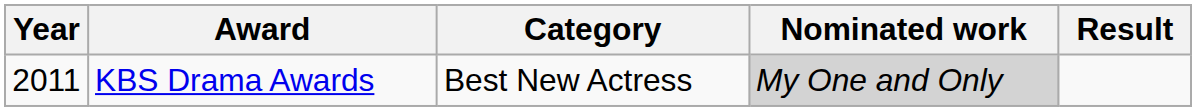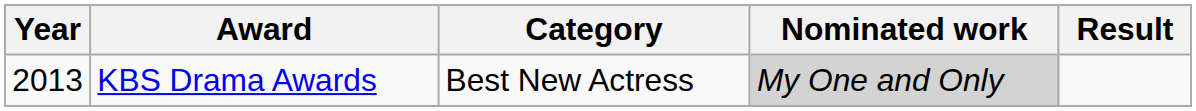(46, 79) 2011 -> (48, 79) 2013
